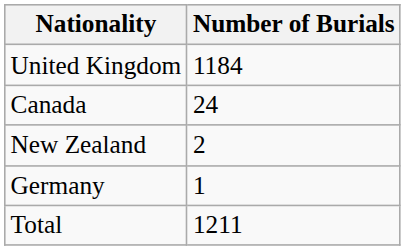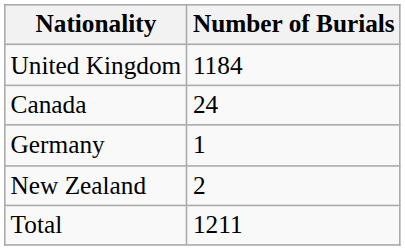rows swapped: (78, 144) <-> (58, 184)
